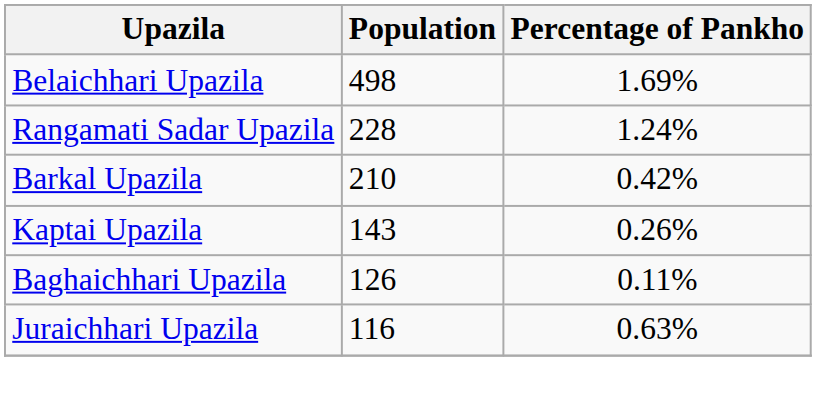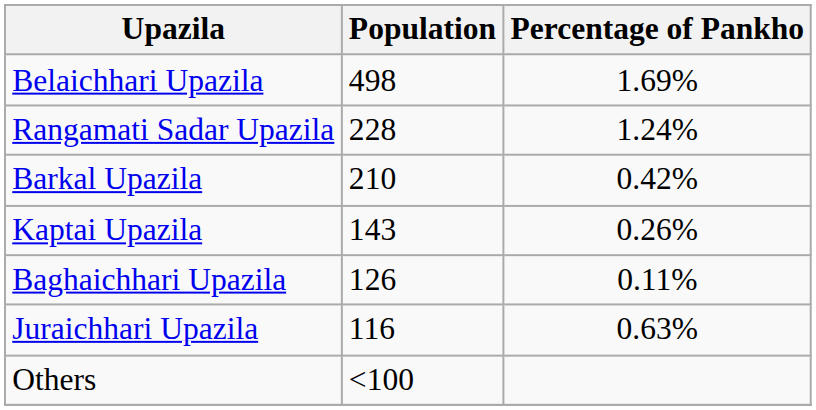+ row: (54, 379)
